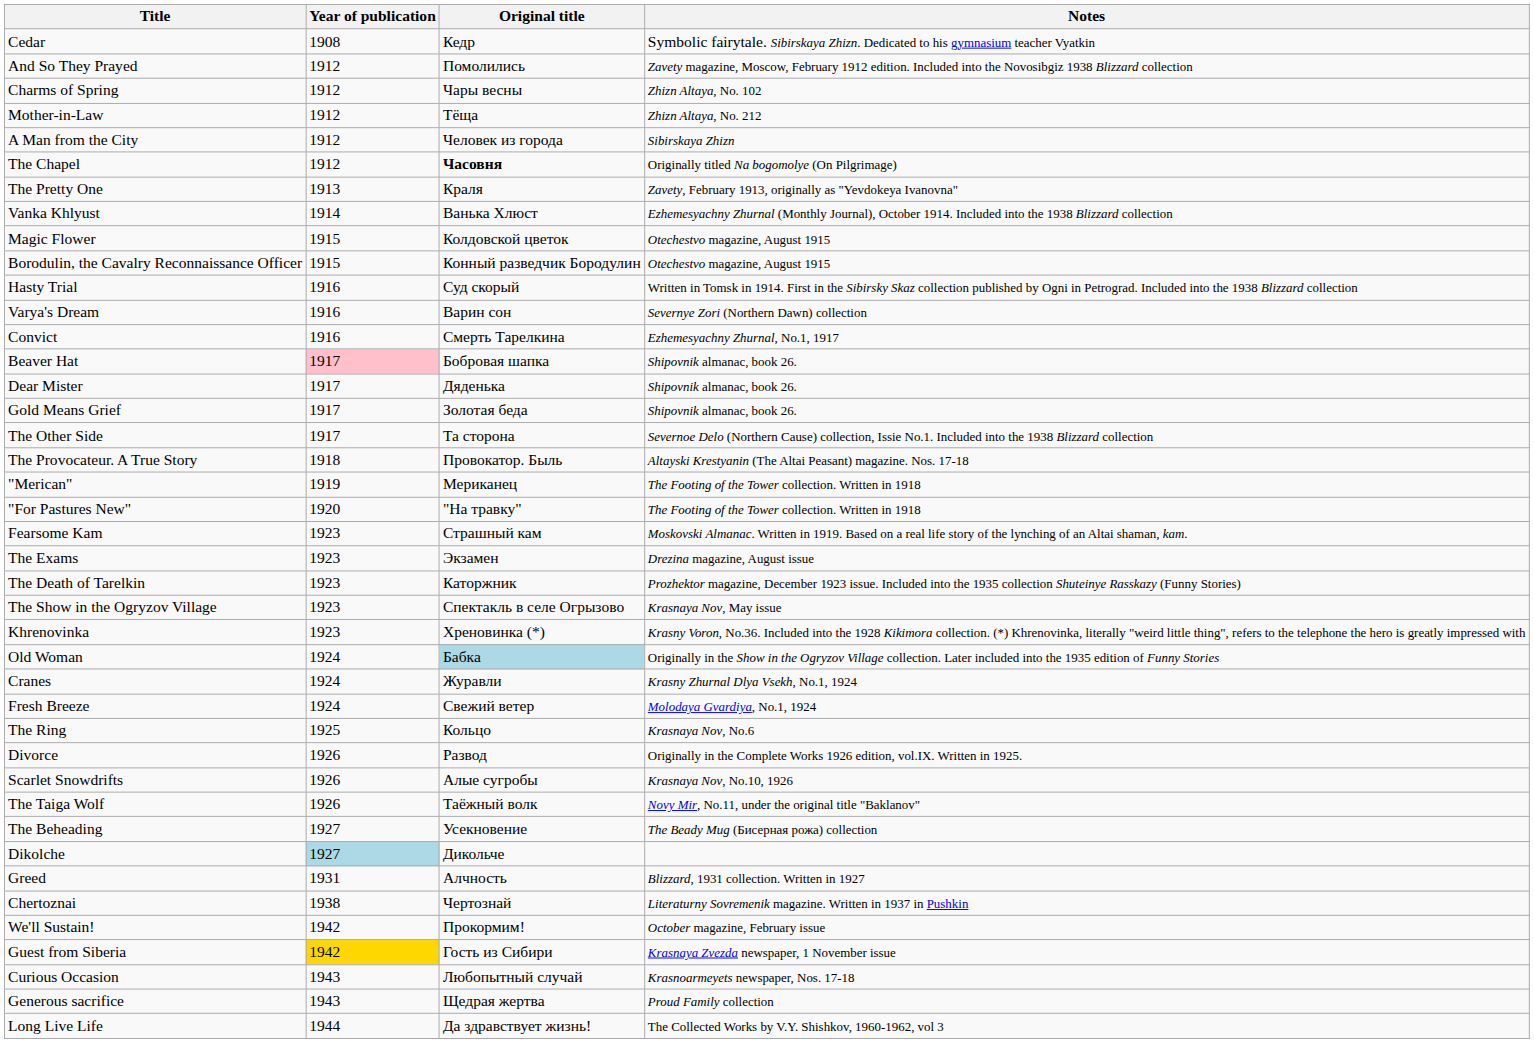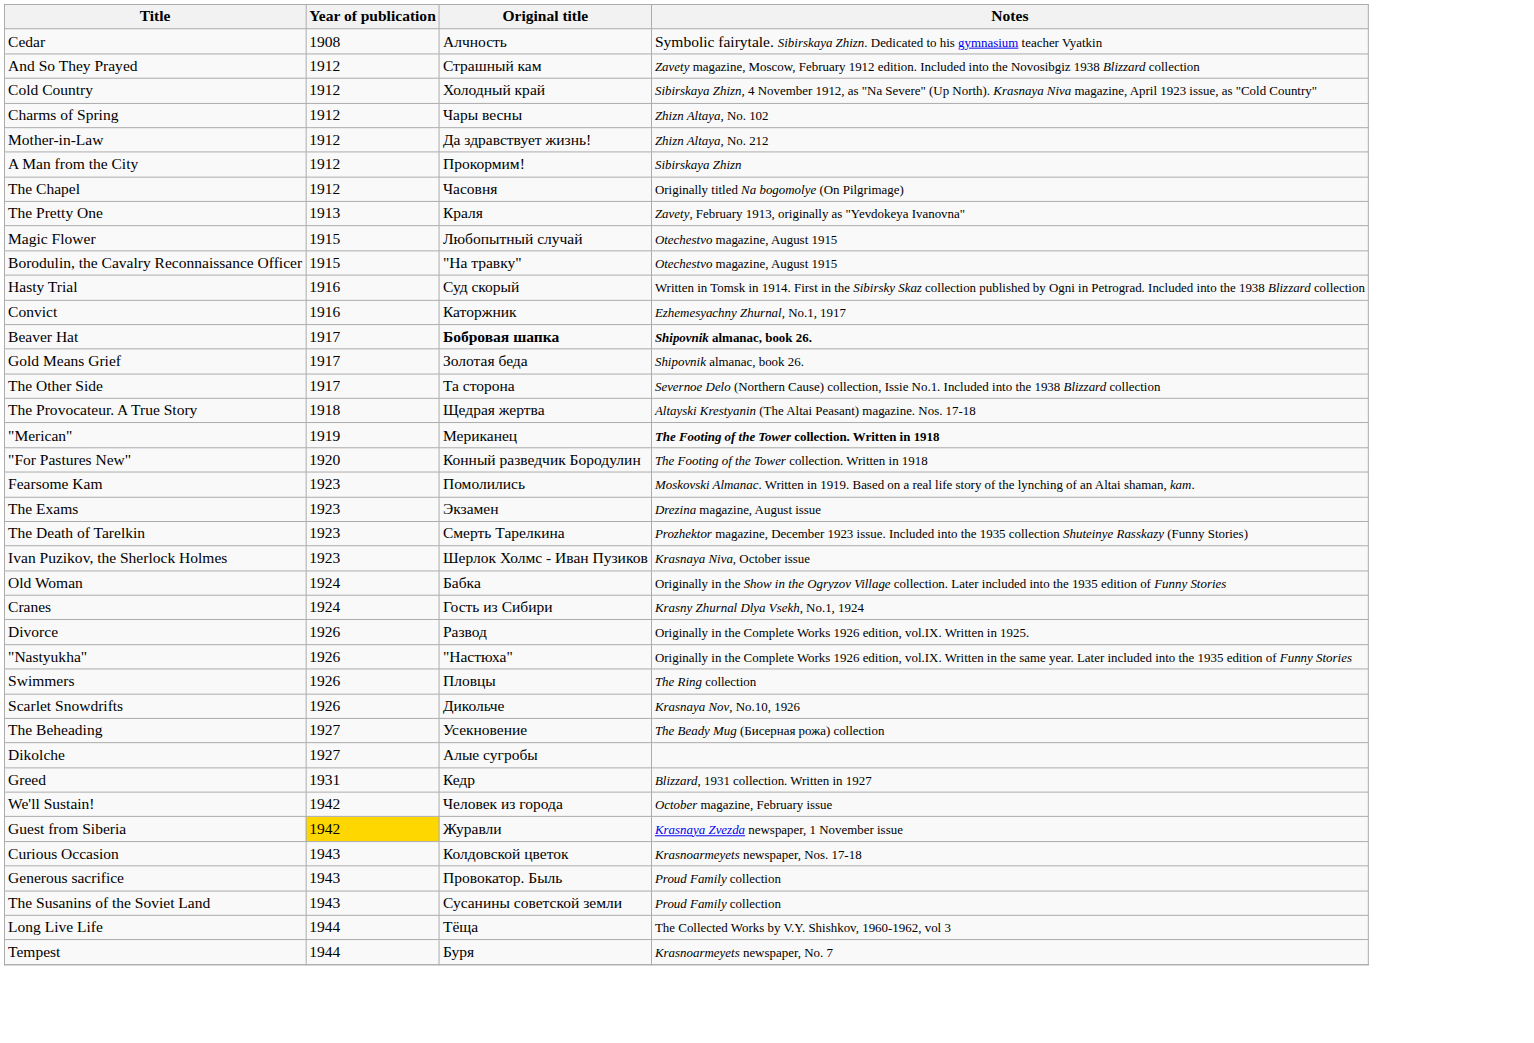(459, 41) Кедр -> (475, 41) Алчность
(484, 66) Помолились -> (492, 66) Страшный кам
+ row: (51, 90)
(461, 115) Тёща -> (517, 139) Да здравствует жизнь!
(503, 139) Человек из города -> (484, 164) Прокормим!
(472, 164) bold -> (470, 189) normal
- row: (54, 213)
(506, 238) Колдовской цветок -> (513, 238) Любопытный случай
(542, 262) Конный разведчик Бородулин -> (482, 262) "На травку"
- row: (54, 312)
(504, 336) Смерть Тарелкина -> (480, 312) Каторжник
(325, 361) pink background -> (325, 336) no background
(496, 361) normal -> (501, 336) bold
(722, 362) normal -> (733, 336) bold
- row: (45, 386)
(503, 459) Провокатор. Быль -> (494, 410) Щедрая жертва
(784, 485) normal -> (797, 435) bold
(482, 509) "На травку" -> (542, 459) Конный разведчик Бородулин
(492, 533) Страшный кам -> (484, 484) Помолились
(480, 582) Каторжник -> (504, 533) Смерть Тарелкина
- row: (112, 607)
+ row: (118, 558)
- row: (49, 632)
(462, 656) lightblue background -> (462, 582) no background
(472, 681) Журавли -> (498, 607) Гость из Сибири
- row: (49, 705)
- row: (37, 730)
+ row: (48, 656)
+ row: (41, 681)
(490, 779) Алые сугробы -> (474, 705) Дикольче
- row: (56, 804)
(325, 853) lightblue background -> (325, 755) no background
(474, 853) Дикольче -> (490, 755) Алые сугробы
(475, 878) Алчность -> (459, 779) Кедр
- row: (42, 902)
(484, 927) Прокормим! -> (503, 804) Человек из города
(498, 952) Гость из Сибири -> (472, 829) Журавли
(513, 976) Любопытный случай -> (506, 853) Колдовской цветок
(494, 1001) Щедрая жертва -> (503, 878) Провокатор. Быль
+ row: (109, 902)
(517, 1025) Да здравствует жизнь! -> (461, 927) Тёща
+ row: (34, 952)
